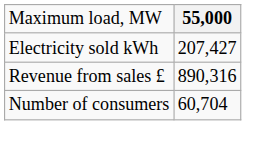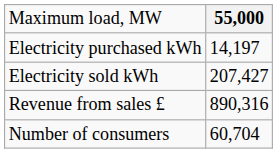+ row: (105, 47)
